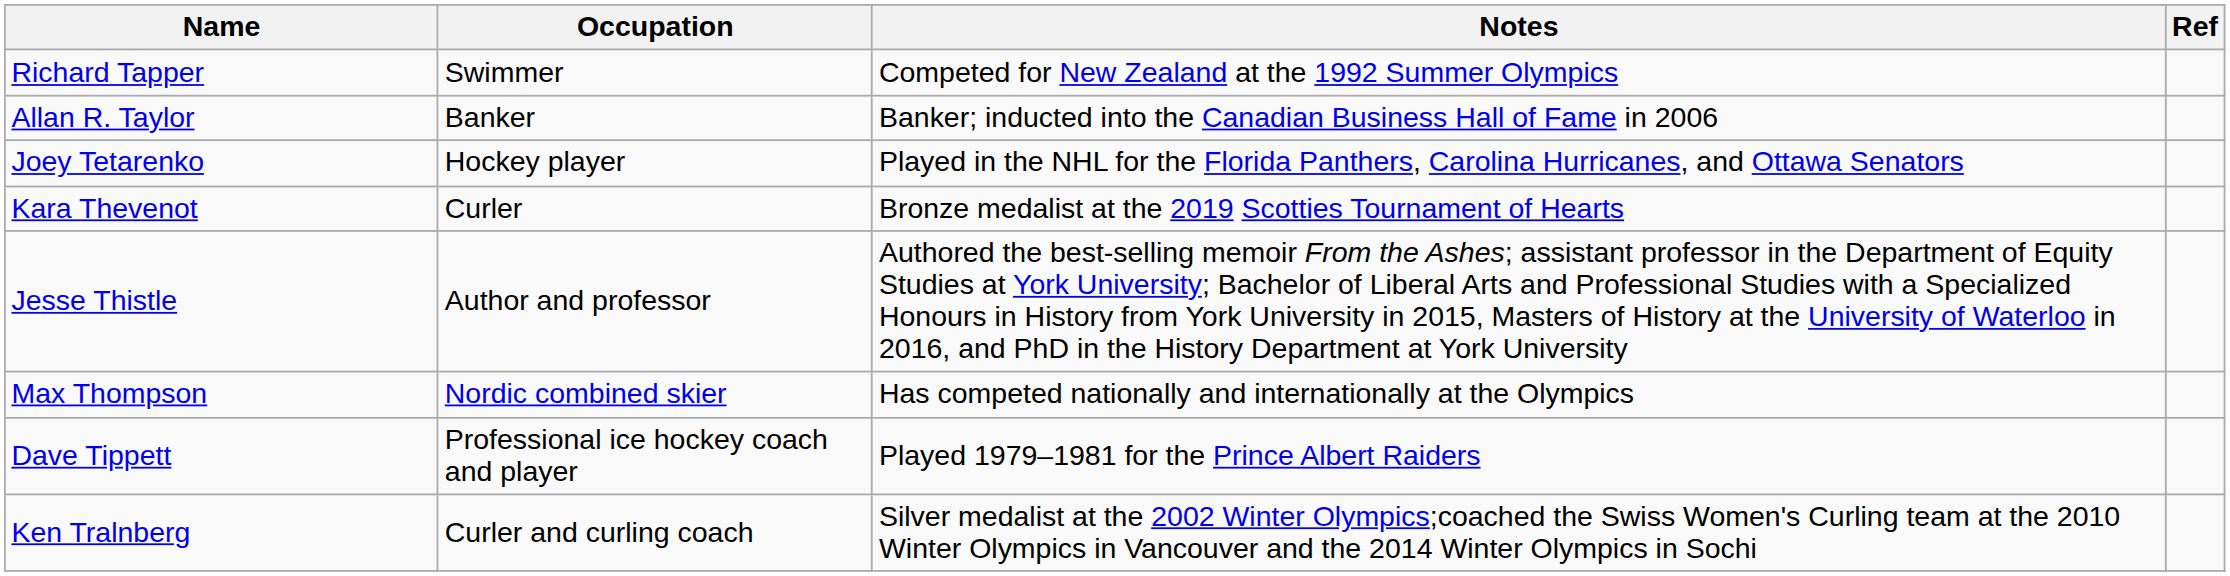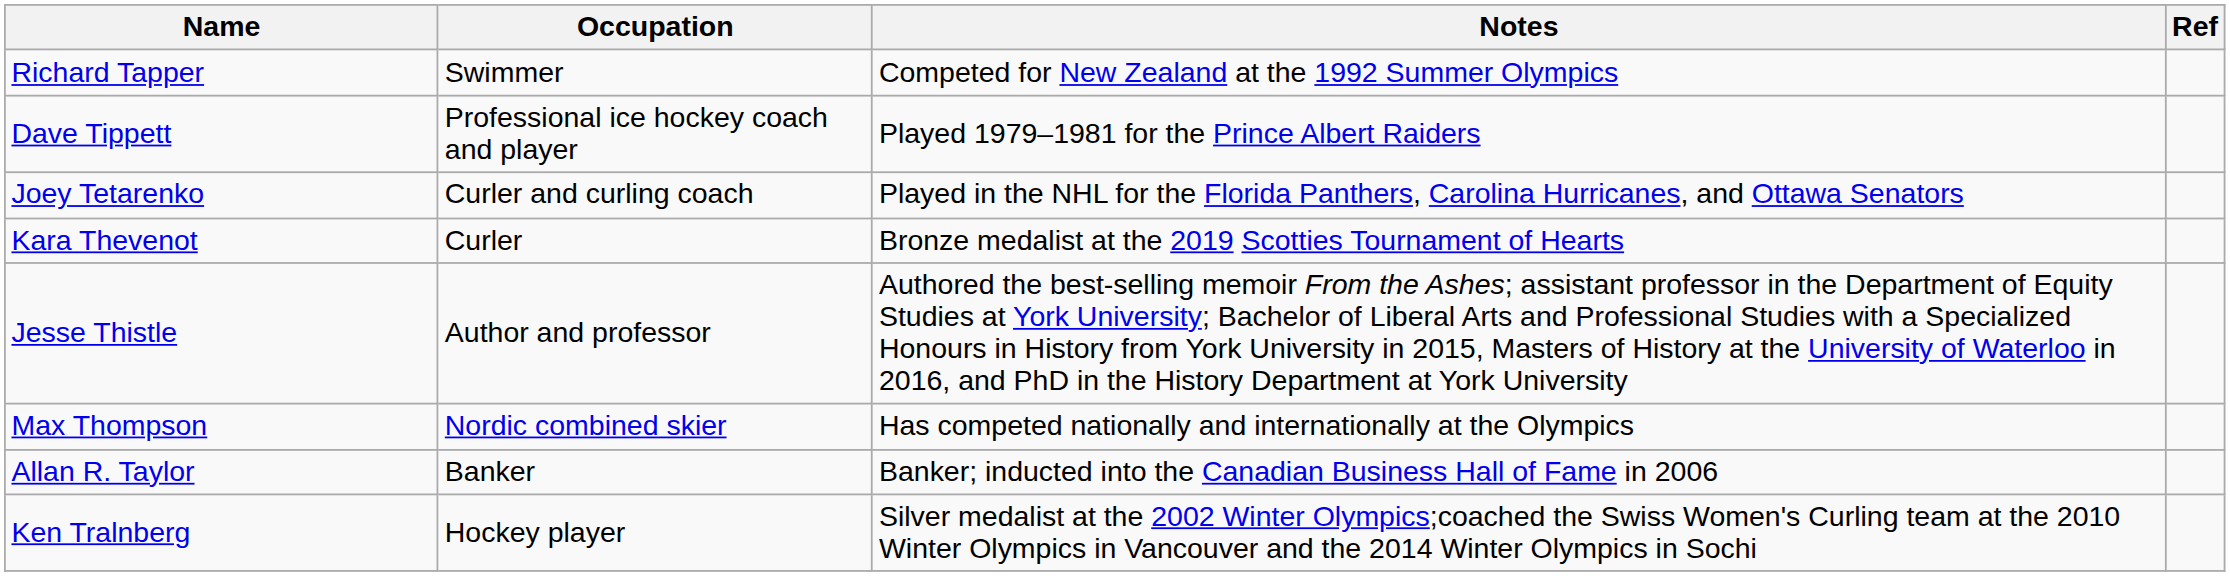rows swapped: (103, 117) <-> (91, 455)
(535, 162) Hockey player -> (599, 194) Curler and curling coach
(599, 532) Curler and curling coach -> (535, 532) Hockey player
